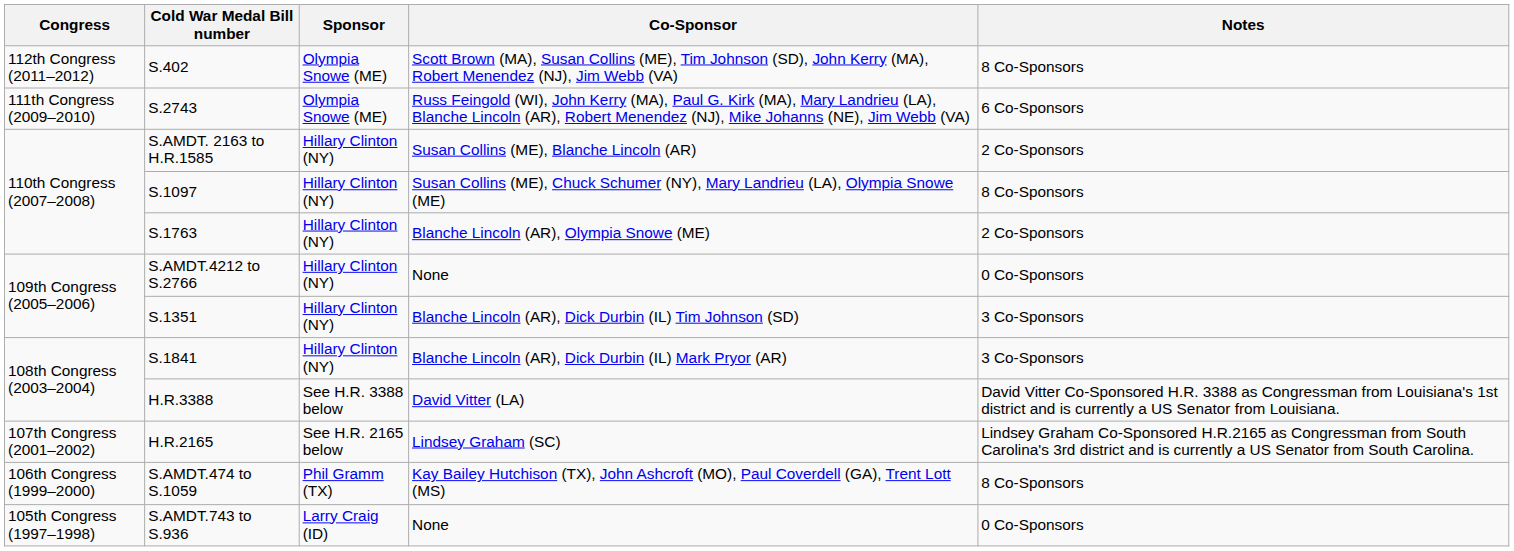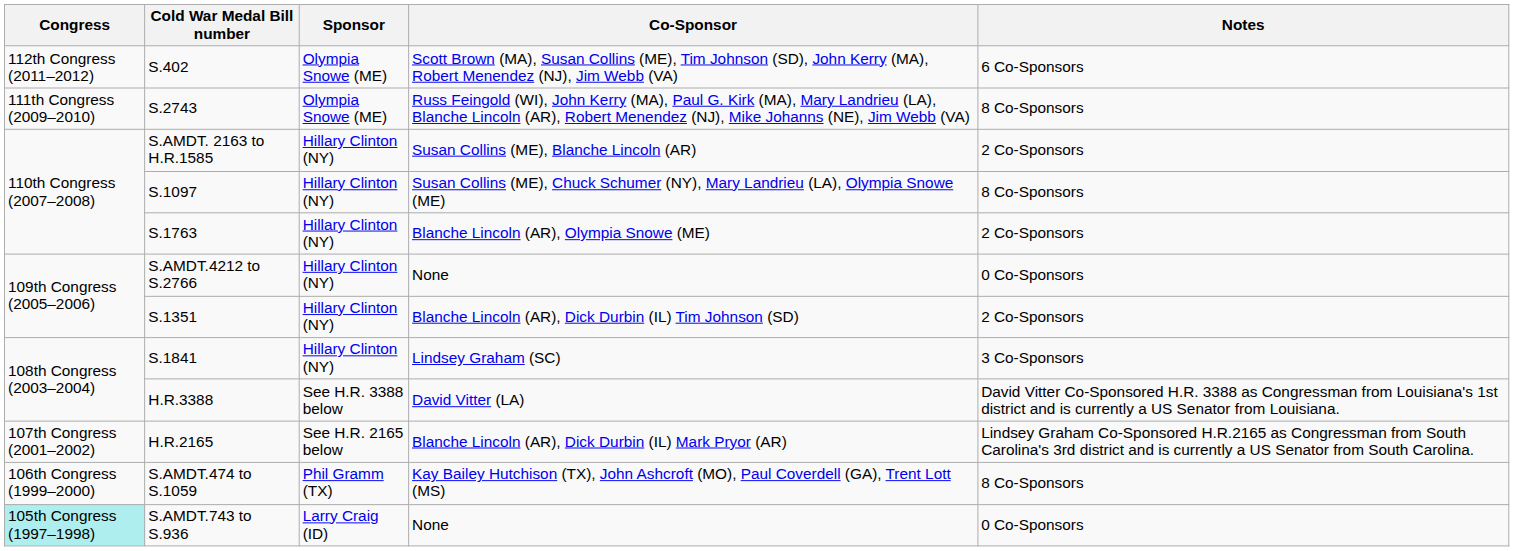(1032, 66) 8 Co-Sponsors -> (1032, 66) 6 Co-Sponsors
(1032, 108) 6 Co-Sponsors -> (1032, 108) 8 Co-Sponsors
(1032, 316) 3 Co-Sponsors -> (1032, 316) 2 Co-Sponsors
(599, 358) Blanche Lincoln (AR), Dick Durbin (IL) Mark Pryor (AR) -> (486, 358) Lindsey Graham (SC)
(486, 441) Lindsey Graham (SC) -> (599, 441) Blanche Lincoln (AR), Dick Durbin (IL) Mark Pryor (AR)
(62, 524) no background -> (62, 524) paleturquoise background
